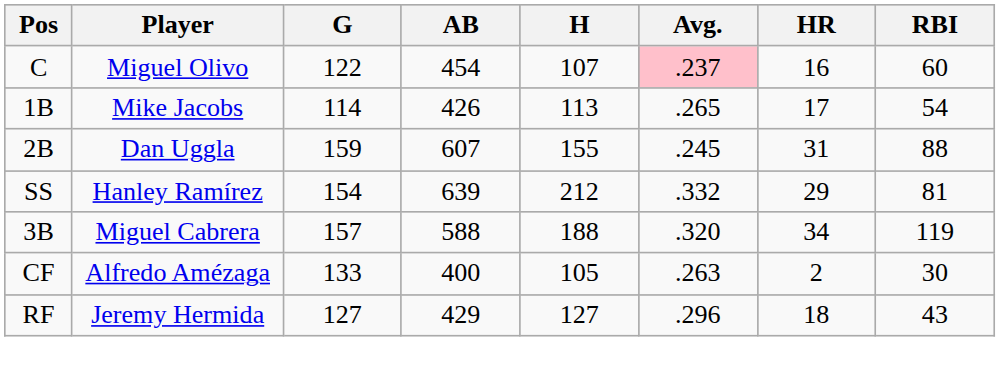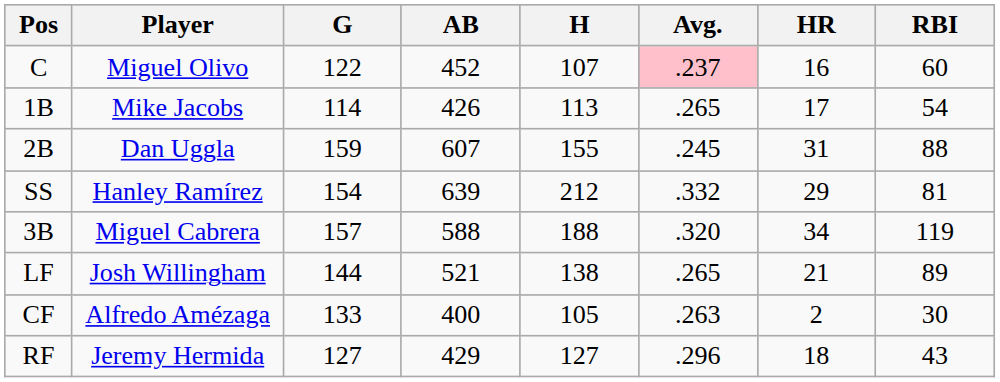(461, 66) 454 -> (461, 66) 452
+ row: (39, 273)
